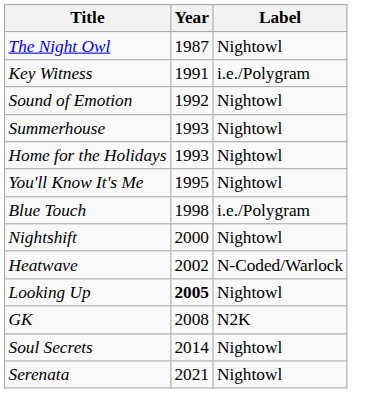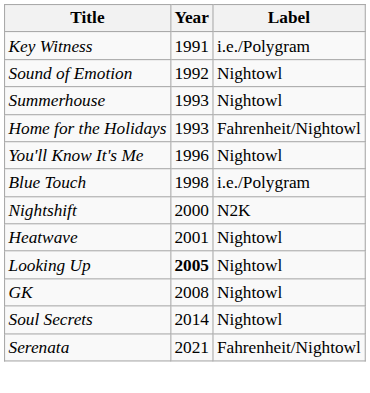- row: (59, 45)
(250, 155) Nightowl -> (289, 127) Fahrenheit/Nightowl
(192, 182) 1995 -> (192, 155) 1996
(250, 237) Nightowl -> (234, 210) N2K
(192, 264) 2002 -> (192, 237) 2001
(280, 264) N-Coded/Warlock -> (250, 237) Nightowl
(234, 319) N2K -> (250, 292) Nightowl
(250, 374) Nightowl -> (289, 347) Fahrenheit/Nightowl
